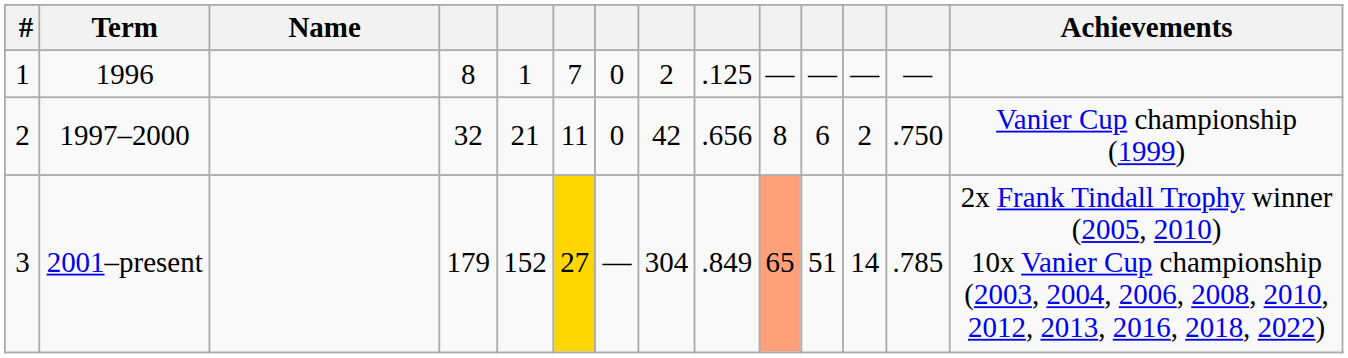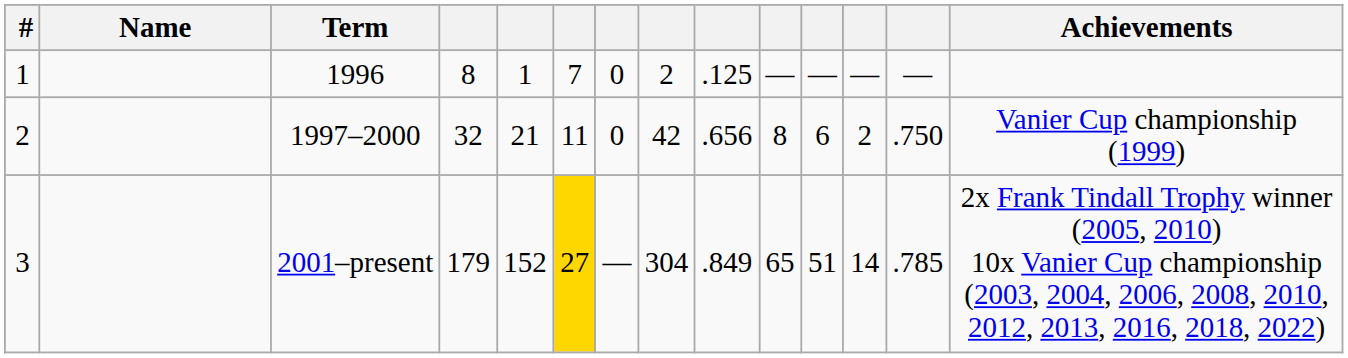columns swapped: (325, 27) <-> (125, 27)
(780, 262) lightsalmon background -> (780, 262) no background
